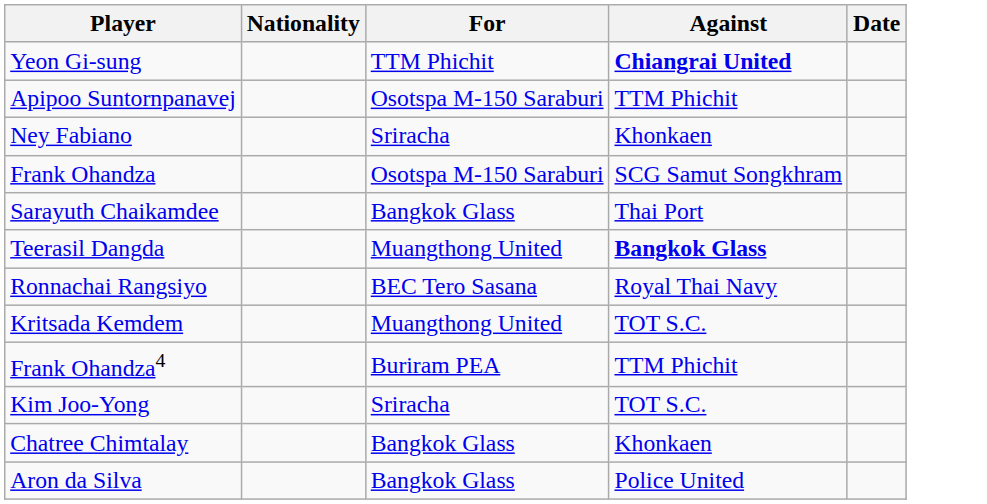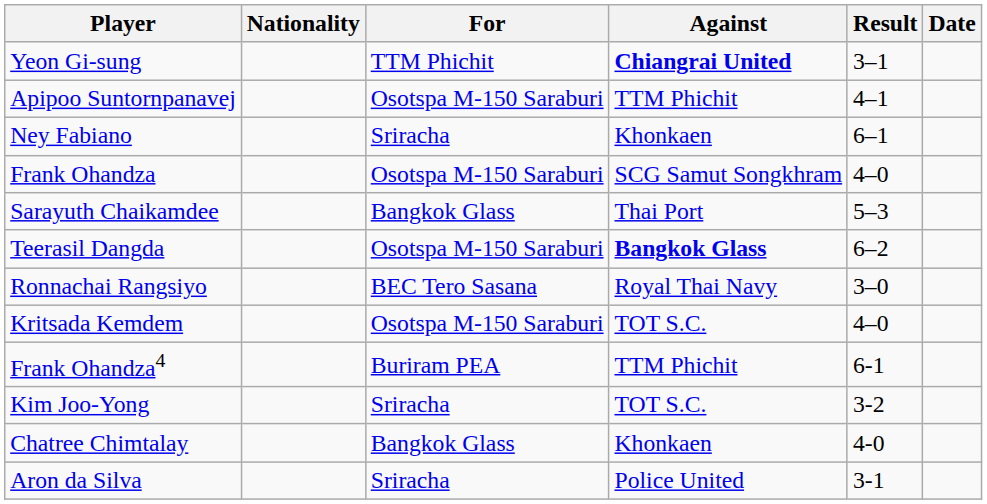+ column: (885, 23)
(466, 248) Muangthong United -> (487, 248) Osotspa M-150 Saraburi
(466, 323) Muangthong United -> (487, 323) Osotspa M-150 Saraburi
(443, 480) Bangkok Glass -> (410, 480) Sriracha
